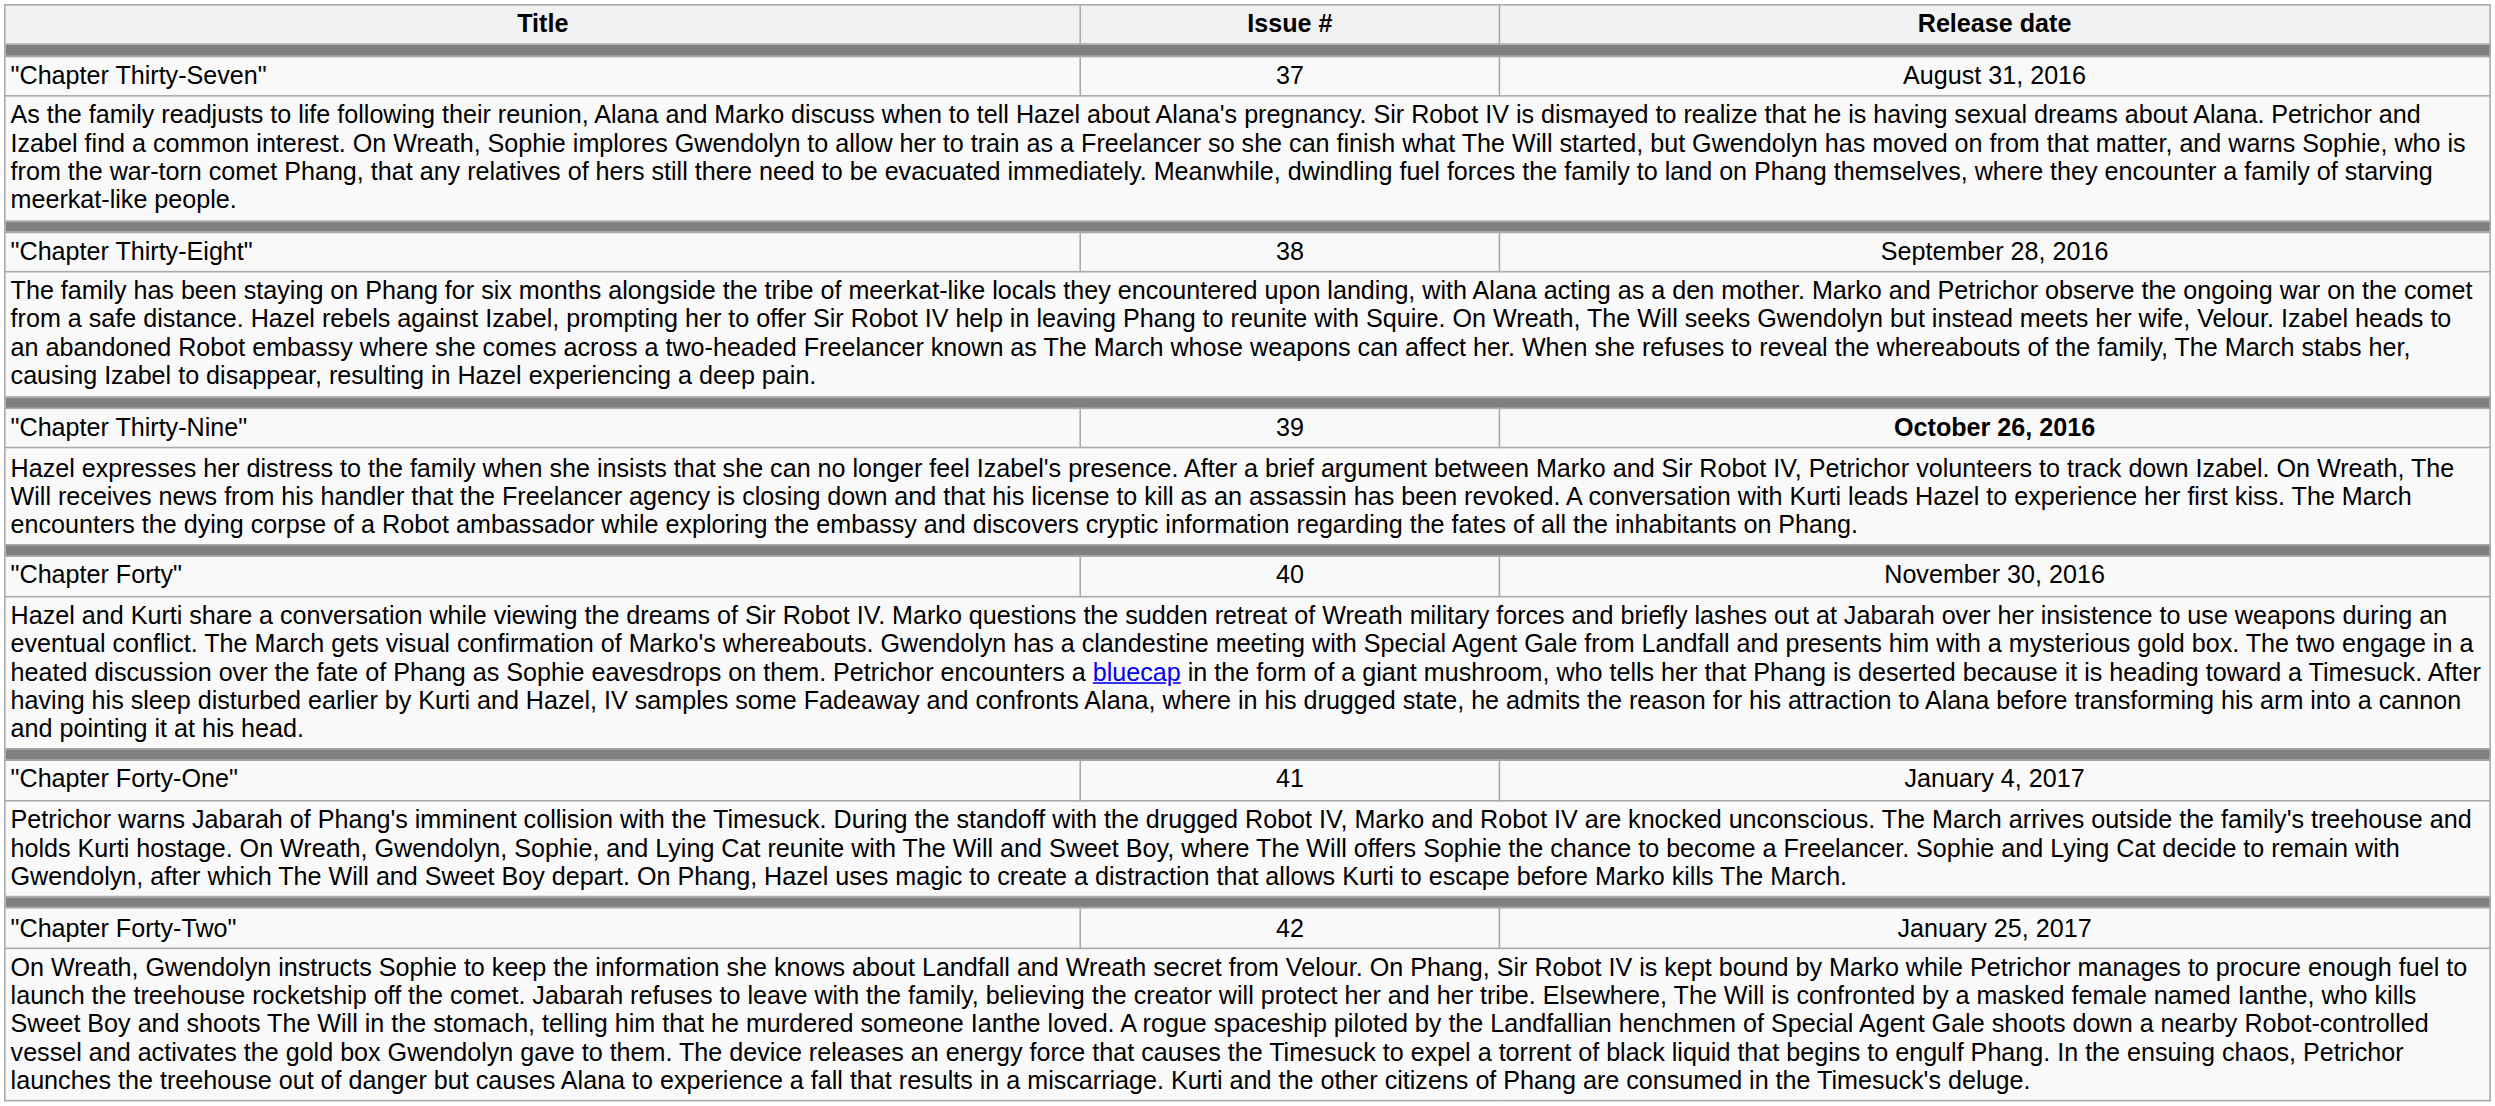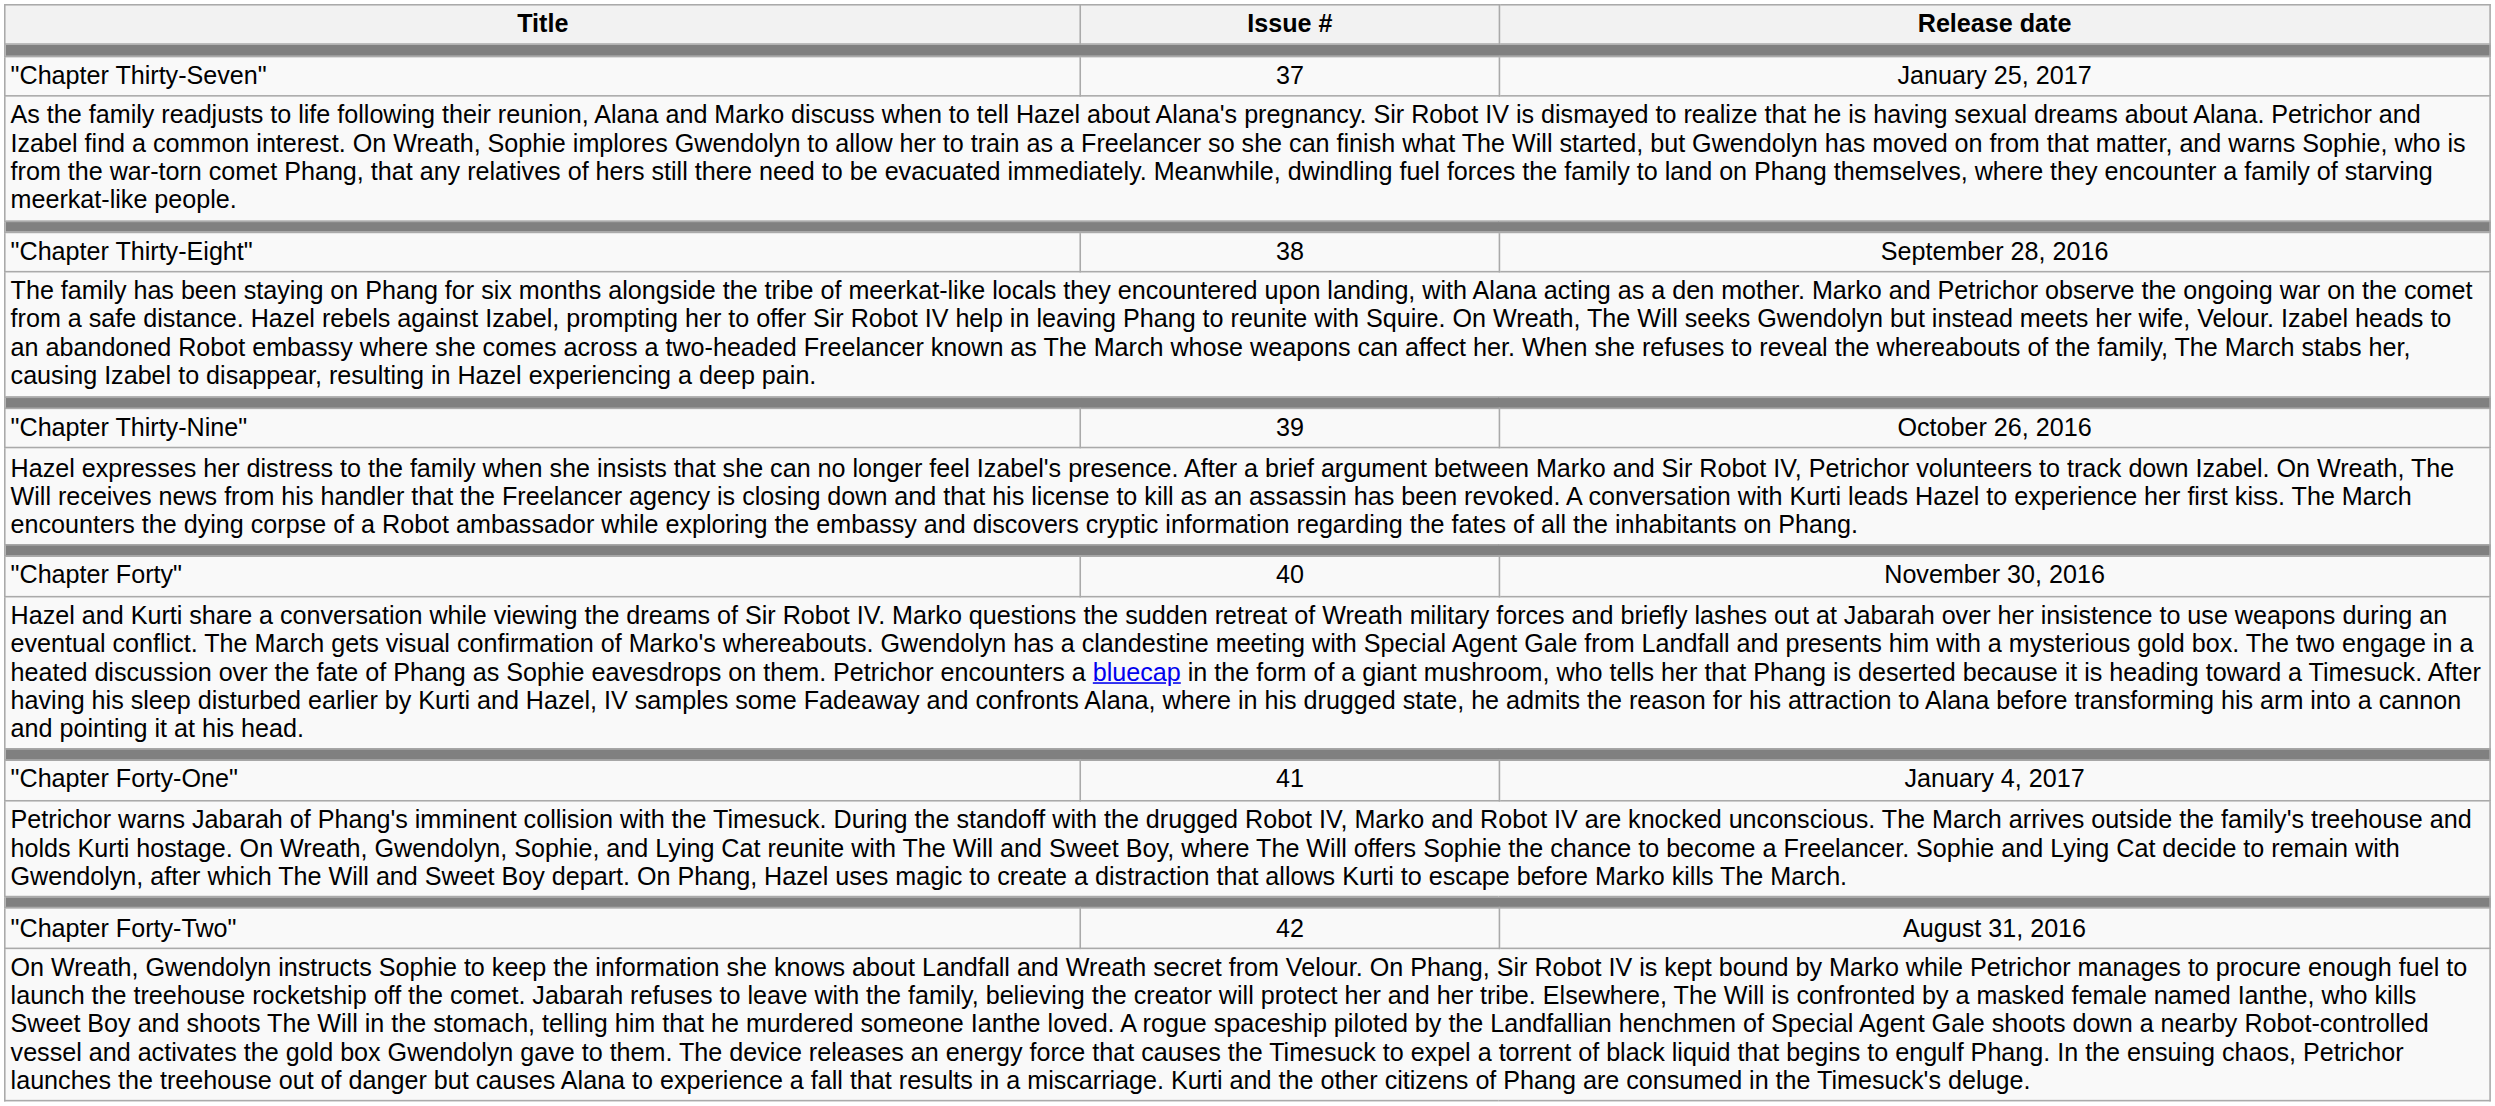(1995, 75) August 31, 2016 -> (1995, 75) January 25, 2017
(1995, 427) bold -> (1995, 427) normal
(1995, 927) January 25, 2017 -> (1995, 927) August 31, 2016
